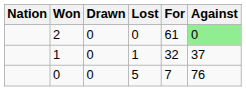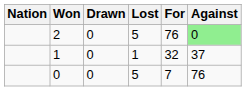(135, 34) 0 -> (135, 34) 5
(172, 34) 61 -> (172, 34) 76
